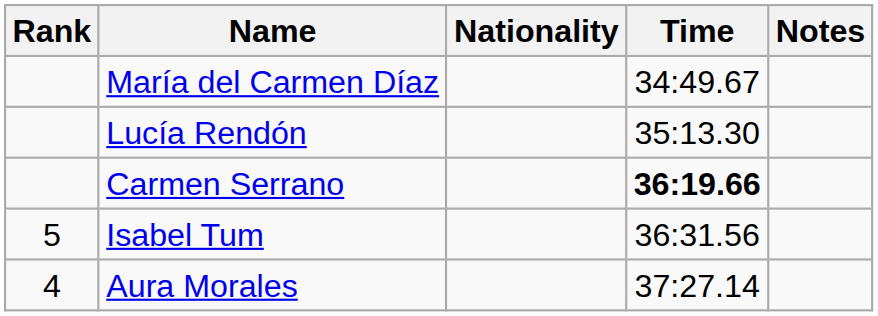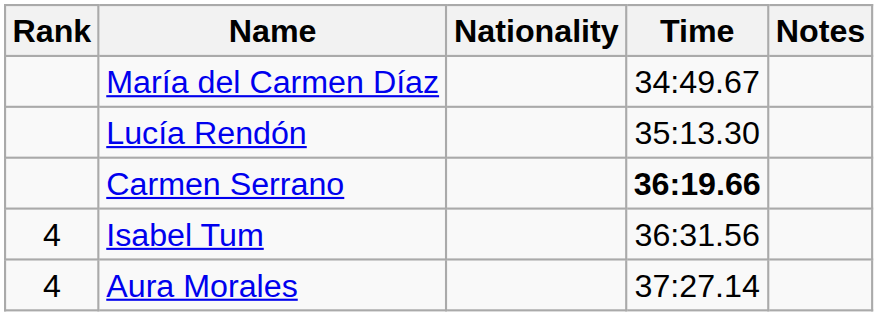(52, 235) 5 -> (52, 235) 4
